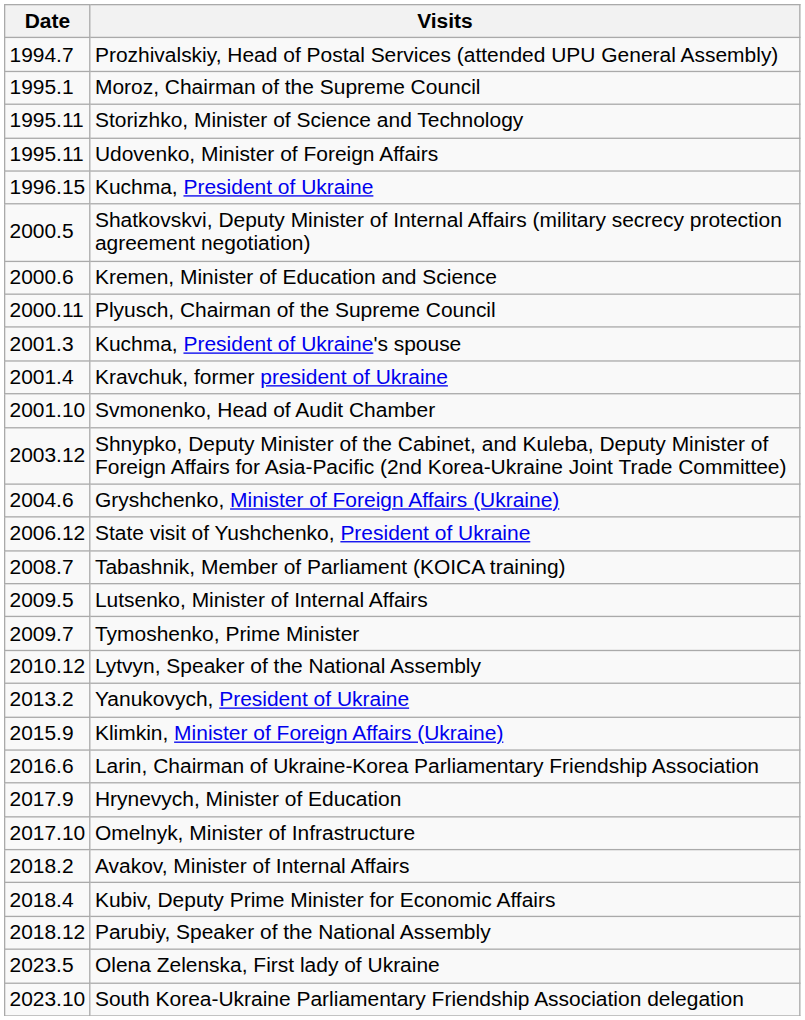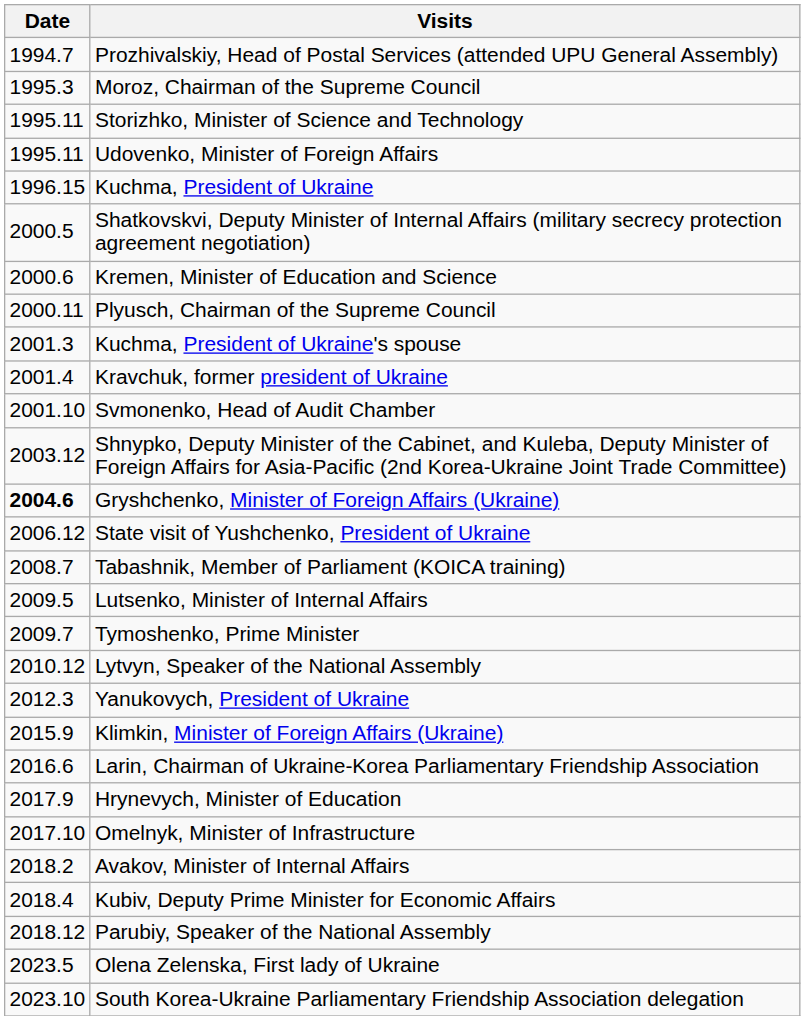(42, 87) 1995.1 -> (42, 87) 1995.3
(42, 500) normal -> (42, 500) bold
(42, 699) 2013.2 -> (42, 699) 2012.3
